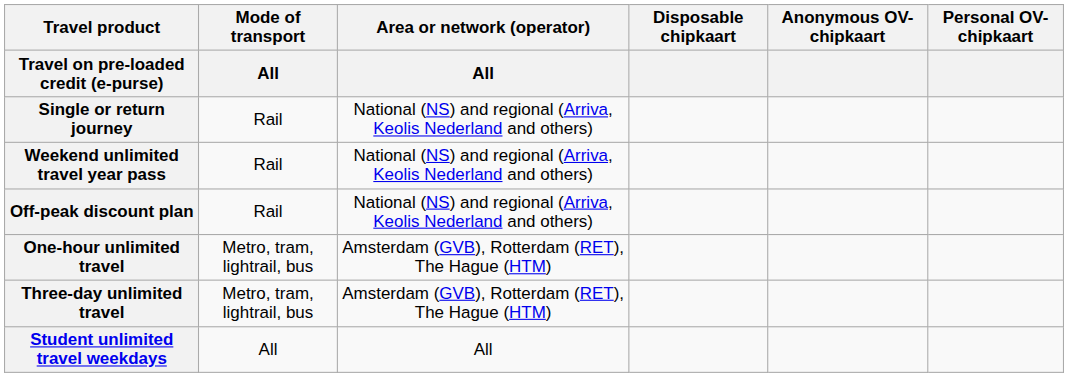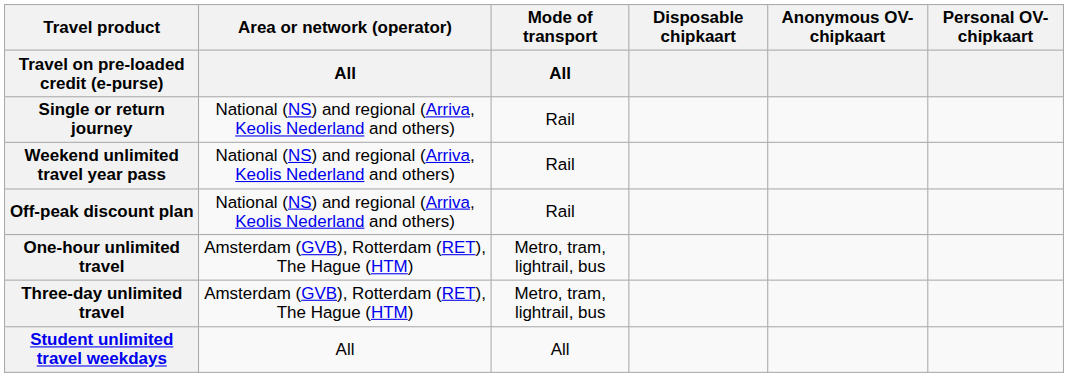columns swapped: (268, 73) <-> (483, 73)
